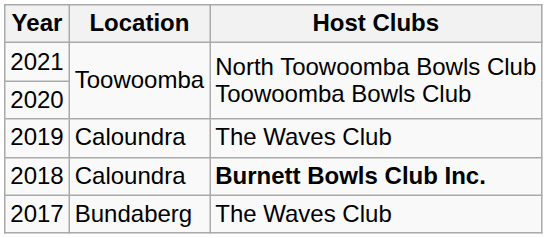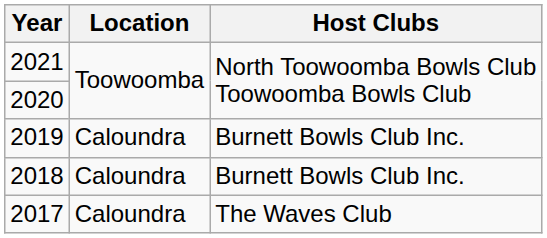(303, 137) The Waves Club -> (340, 137) Burnett Bowls Club Inc.
(351, 175) bold -> (340, 175) normal
(133, 213) Bundaberg -> (130, 213) Caloundra
